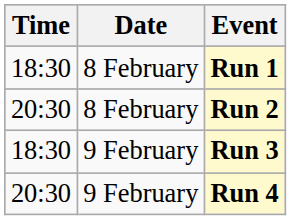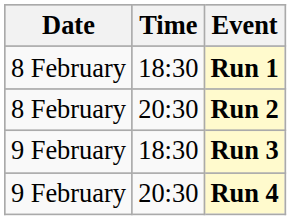columns swapped: (141, 25) <-> (41, 25)
